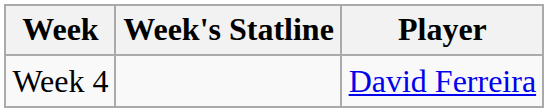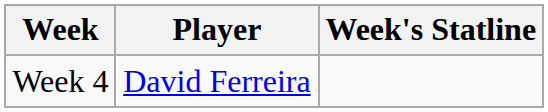columns swapped: (442, 29) <-> (229, 29)
